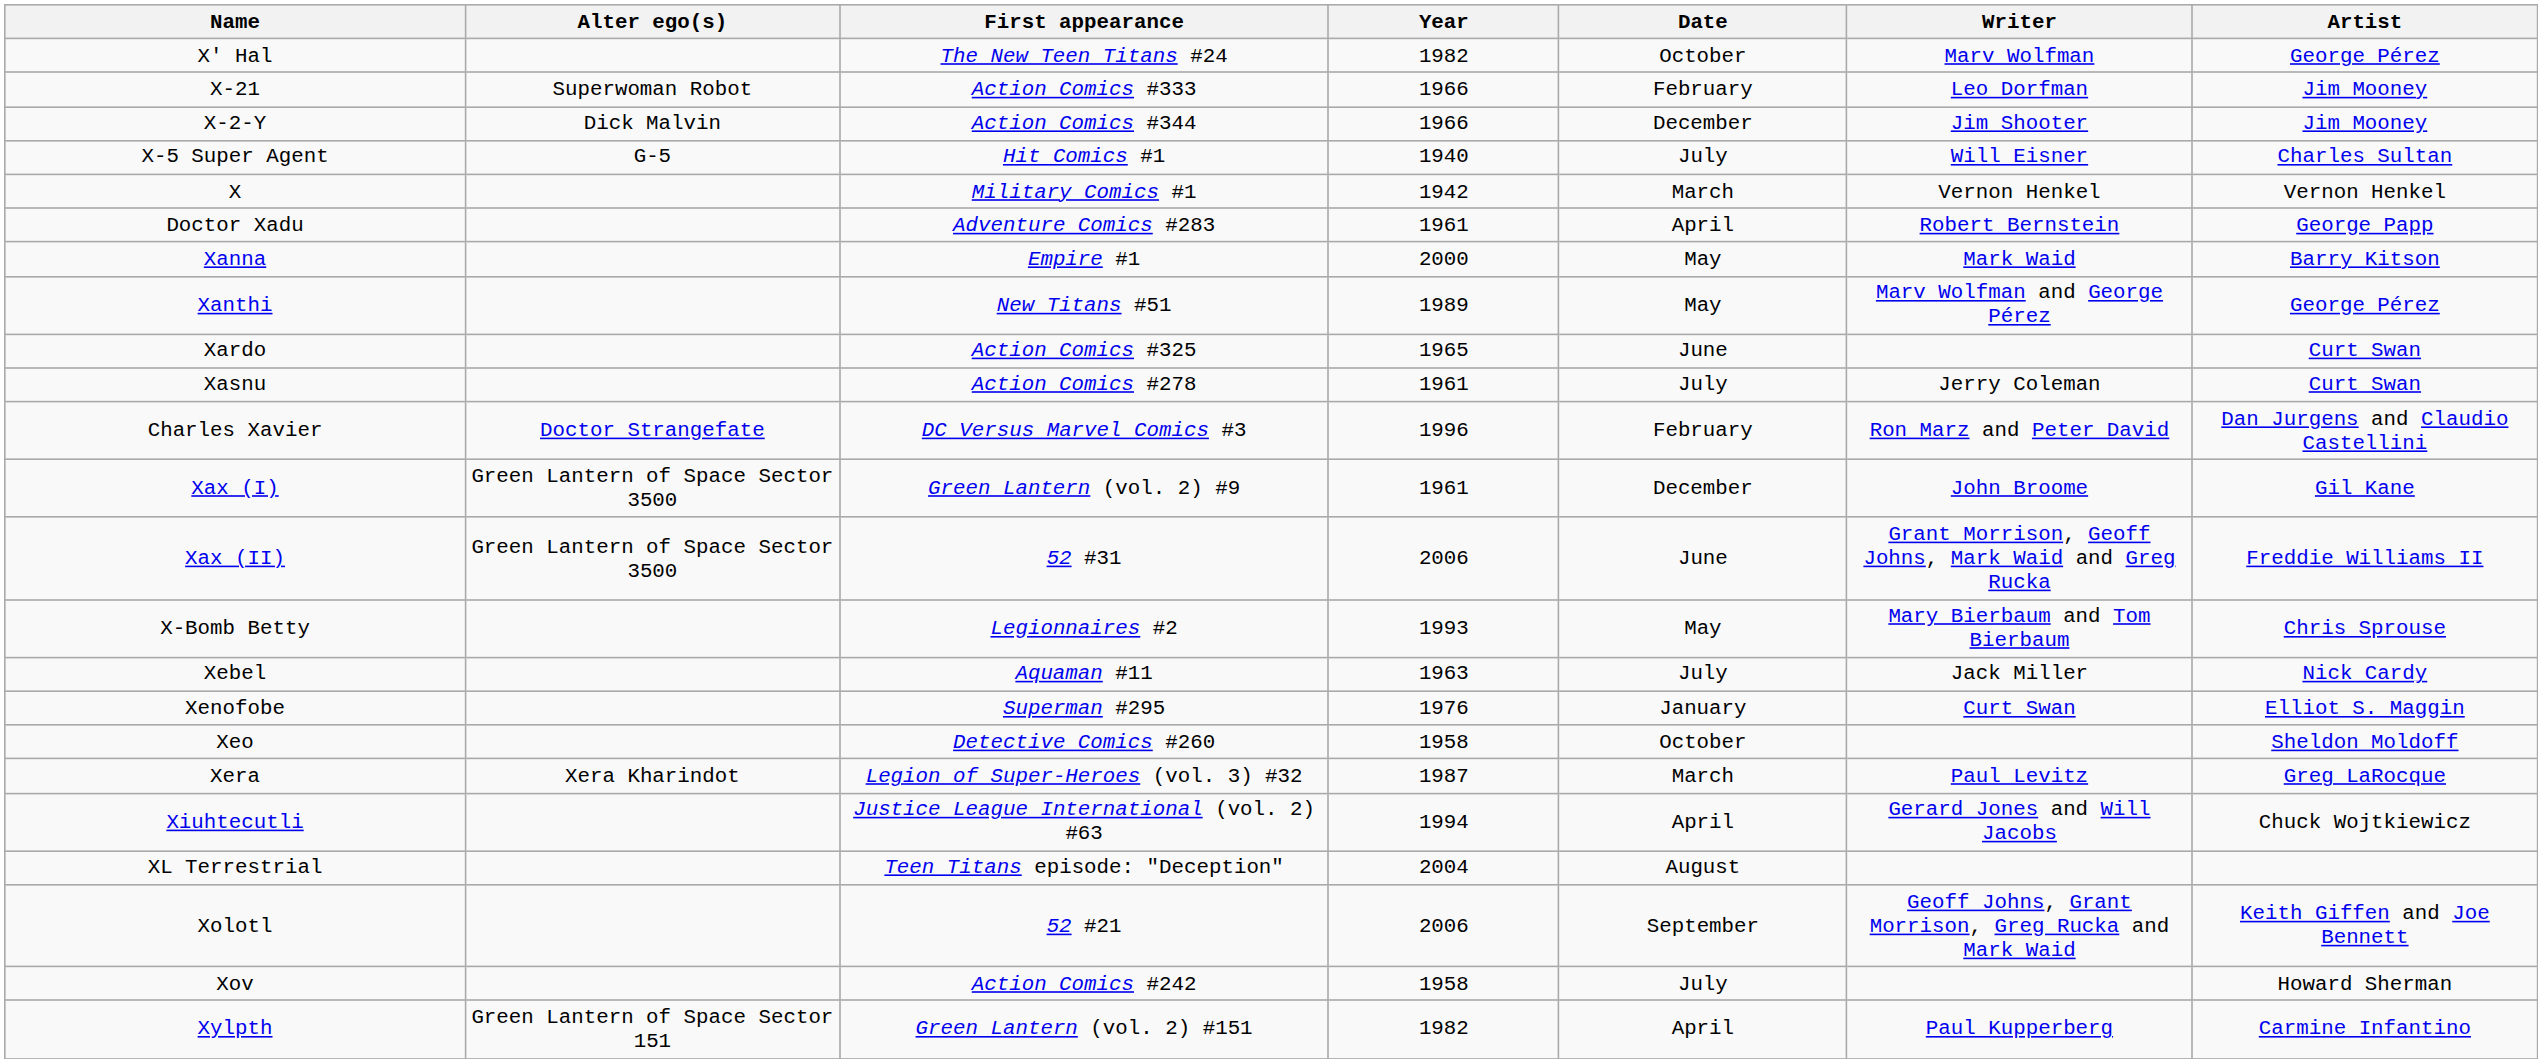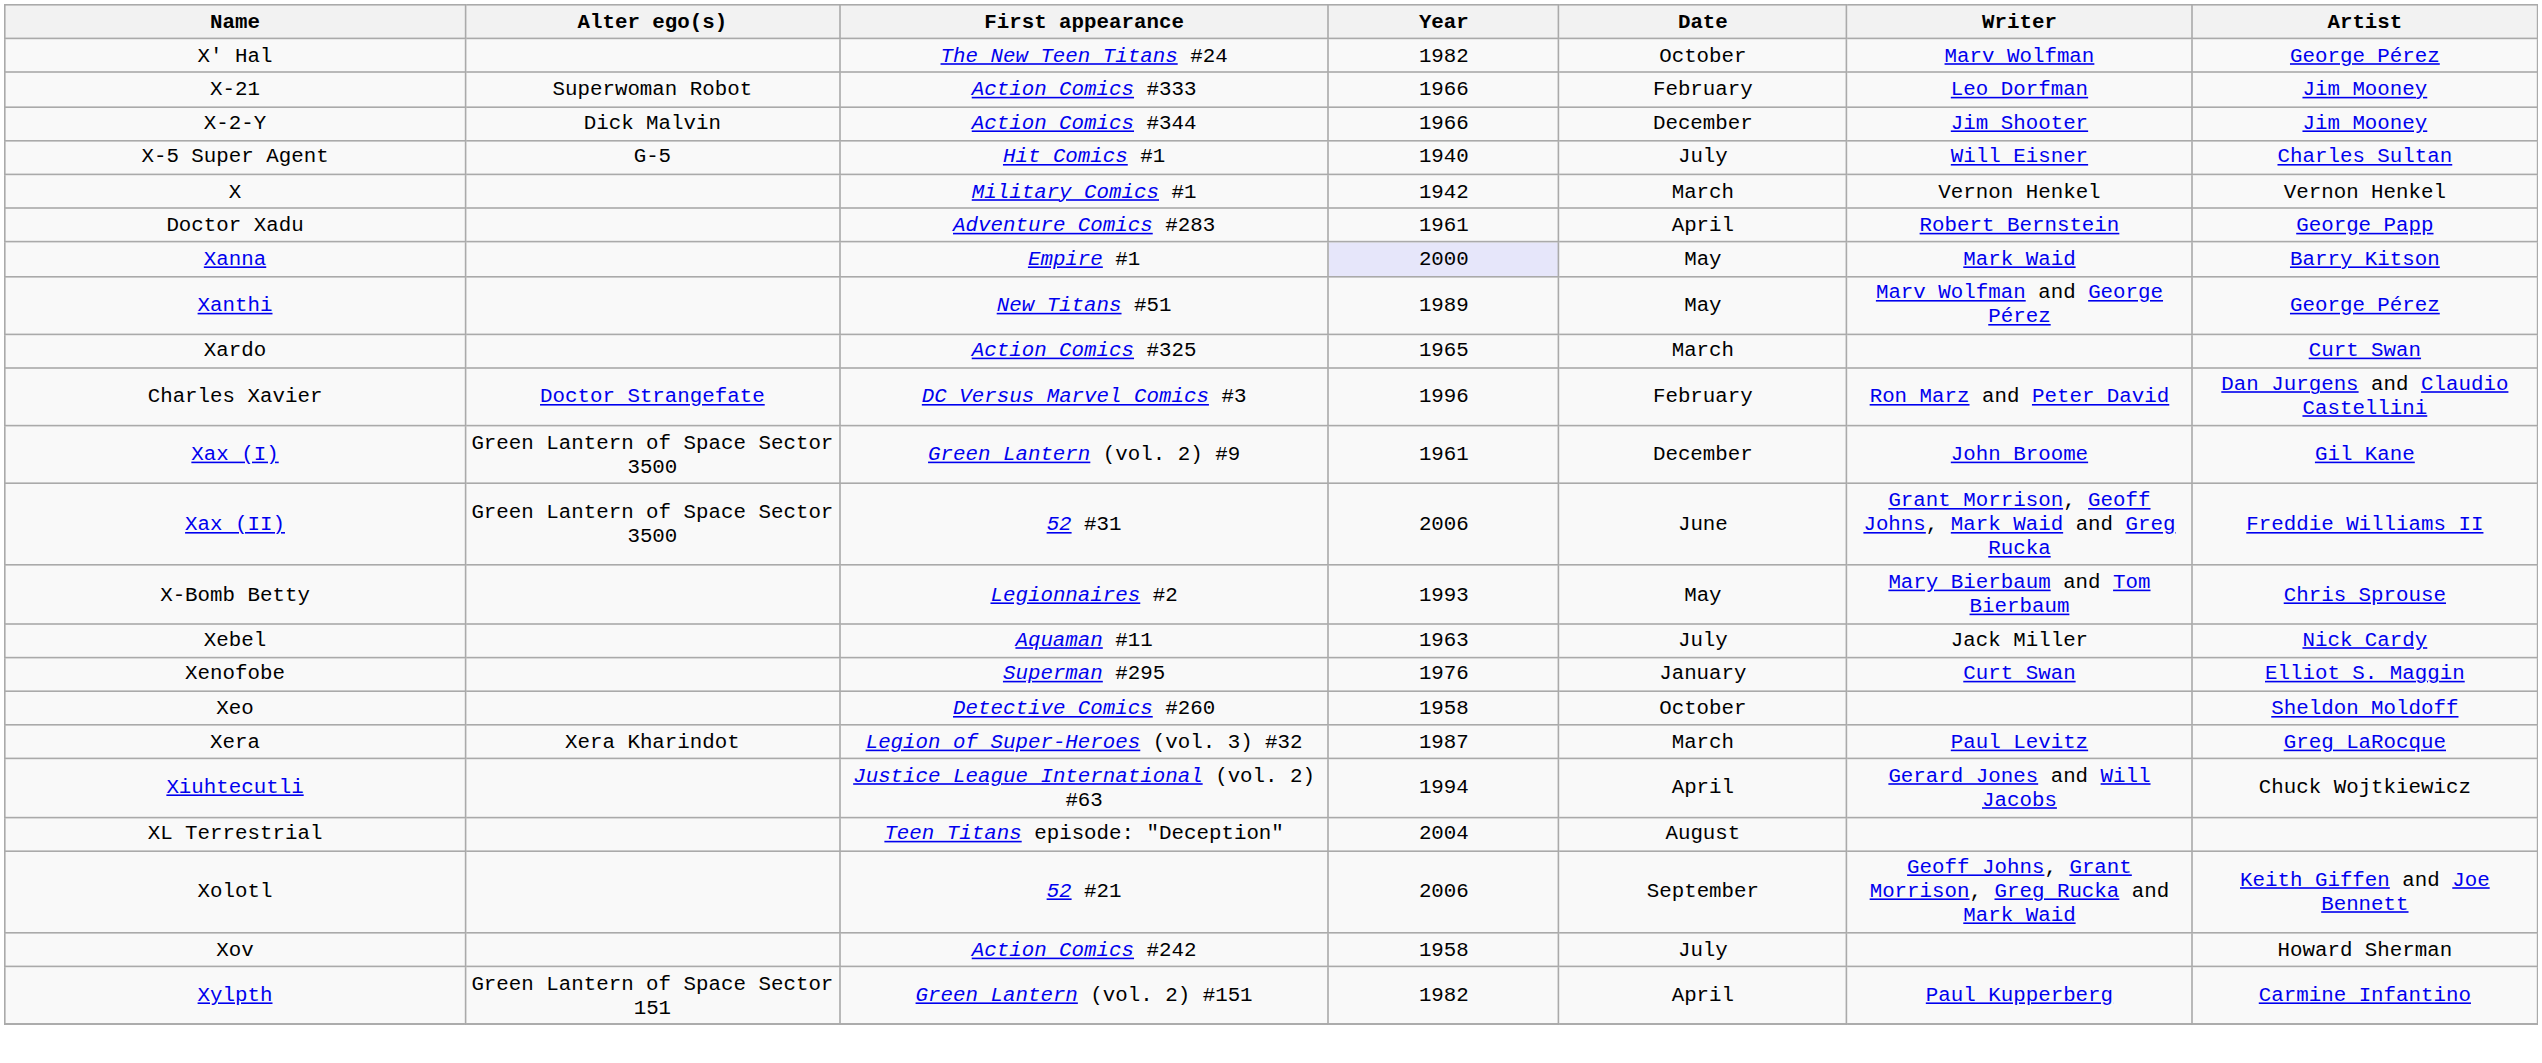(1444, 259) no background -> (1444, 259) lavender background
(1703, 351) June -> (1703, 351) March
- row: (235, 385)
